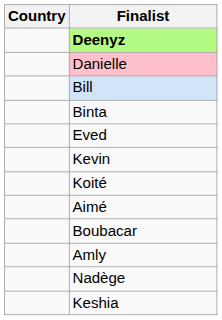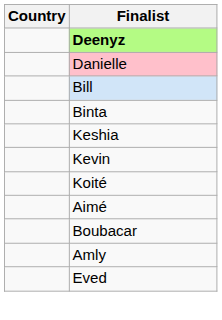rows swapped: (90, 135) <-> (96, 302)
- row: (99, 278)
